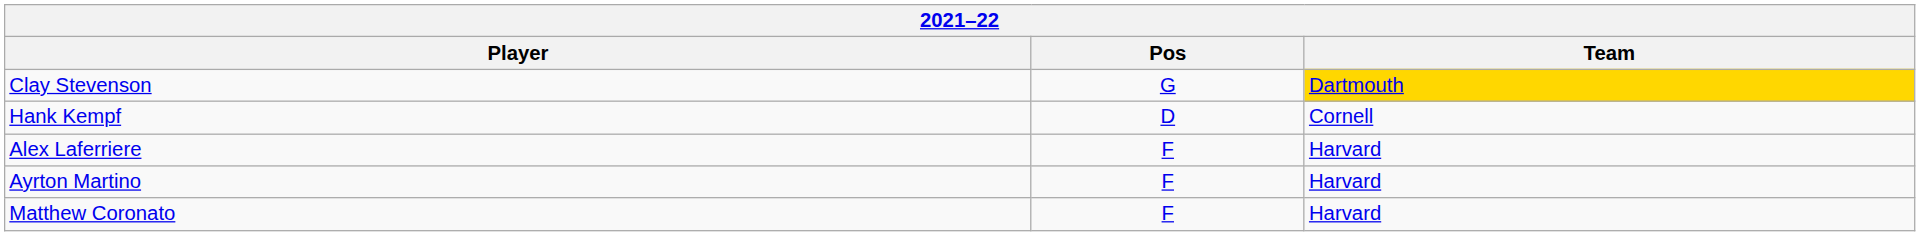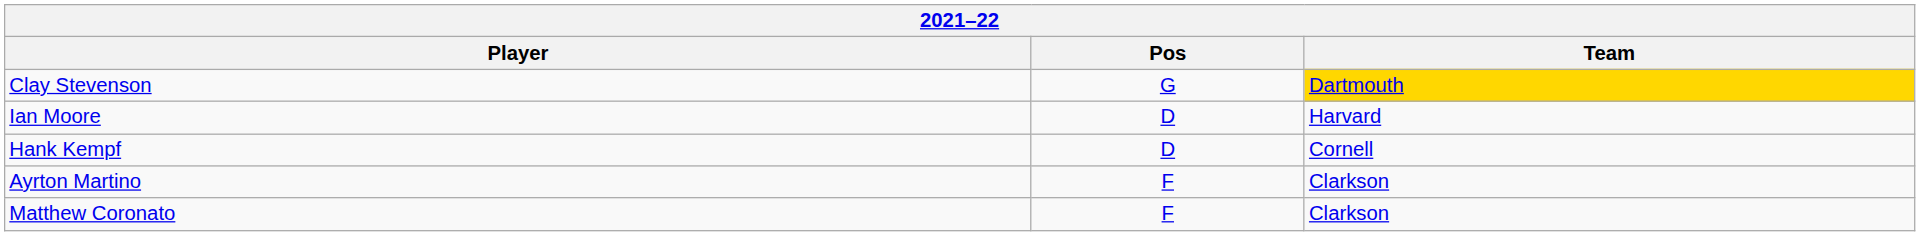+ row: (55, 117)
- row: (75, 149)
(1345, 181) Harvard -> (1349, 181) Clarkson
(1345, 213) Harvard -> (1349, 213) Clarkson
